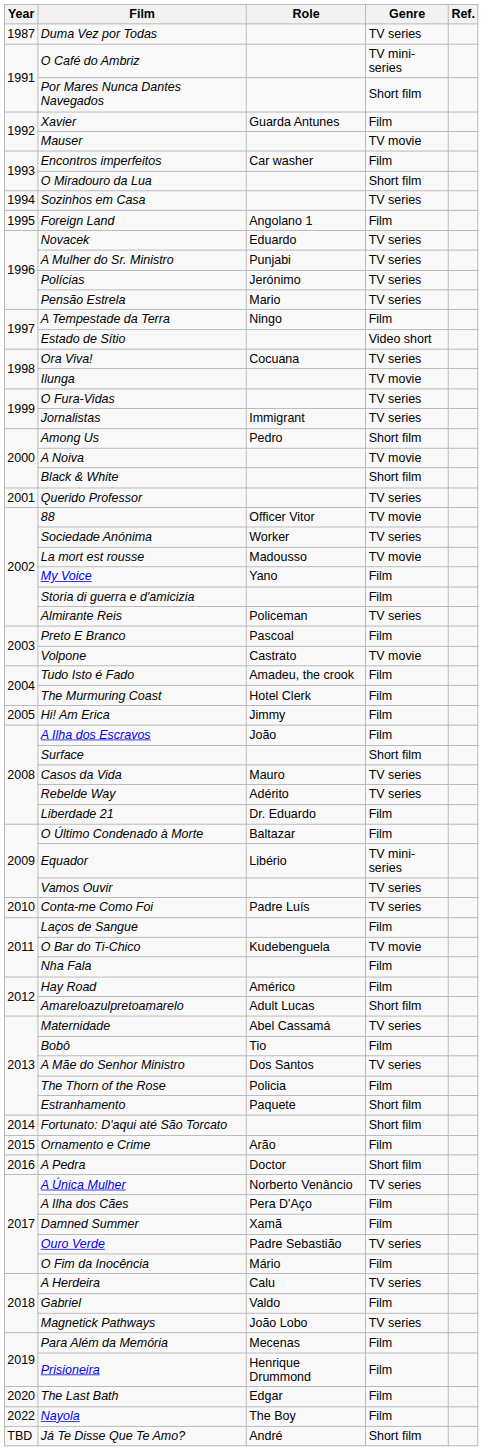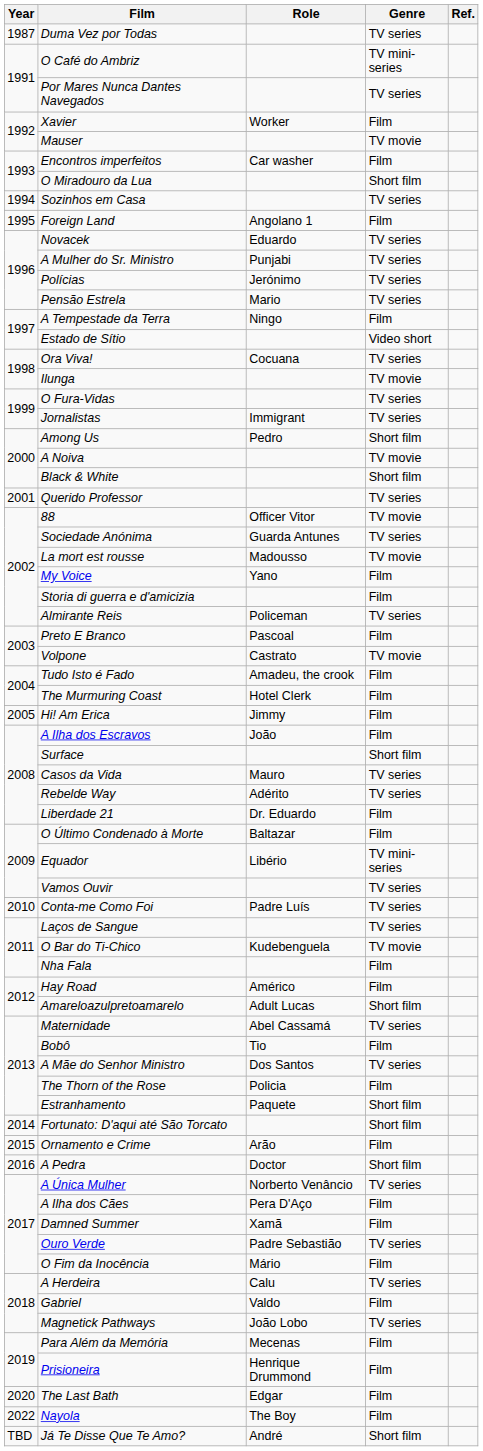(395, 94) Short film -> (395, 94) TV series
(294, 121) Guarda Antunes -> (269, 121) Worker
(269, 537) Worker -> (294, 537) Guarda Antunes
(380, 927) Film -> (395, 927) TV series
